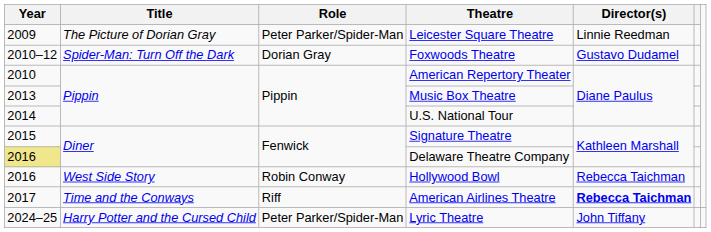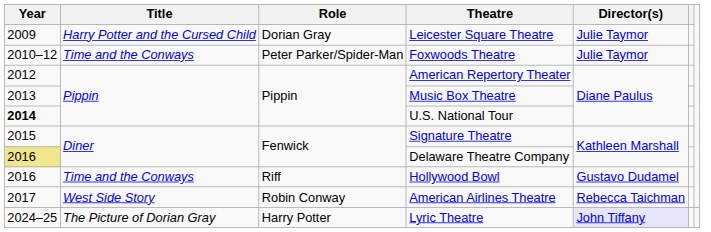(139, 34) The Picture of Dorian Gray -> (159, 34) Harry Potter and the Cursed Child
(333, 34) Peter Parker/Spider-Man -> (296, 34) Dorian Gray
(623, 34) Linnie Reedman -> (612, 34) Julie Taymor
(149, 55) Spider-Man: Turn Off the Dark -> (128, 55) Time and the Conways
(296, 55) Dorian Gray -> (333, 55) Peter Parker/Spider-Man
(628, 55) Gustavo Dudamel -> (612, 55) Julie Taymor
(22, 75) 2010 -> (22, 75) 2012
(22, 116) normal -> (22, 116) bold
(109, 177) West Side Story -> (128, 177) Time and the Conways
(303, 177) Robin Conway -> (271, 177) Riff
(631, 177) Rebecca Taichman -> (628, 177) Gustavo Dudamel
(128, 197) Time and the Conways -> (109, 197) West Side Story
(271, 197) Riff -> (303, 197) Robin Conway
(634, 197) bold -> (631, 197) normal
(159, 217) Harry Potter and the Cursed Child -> (139, 217) The Picture of Dorian Gray
(333, 217) Peter Parker/Spider-Man -> (296, 217) Harry Potter
(611, 217) no background -> (611, 217) lavender background
